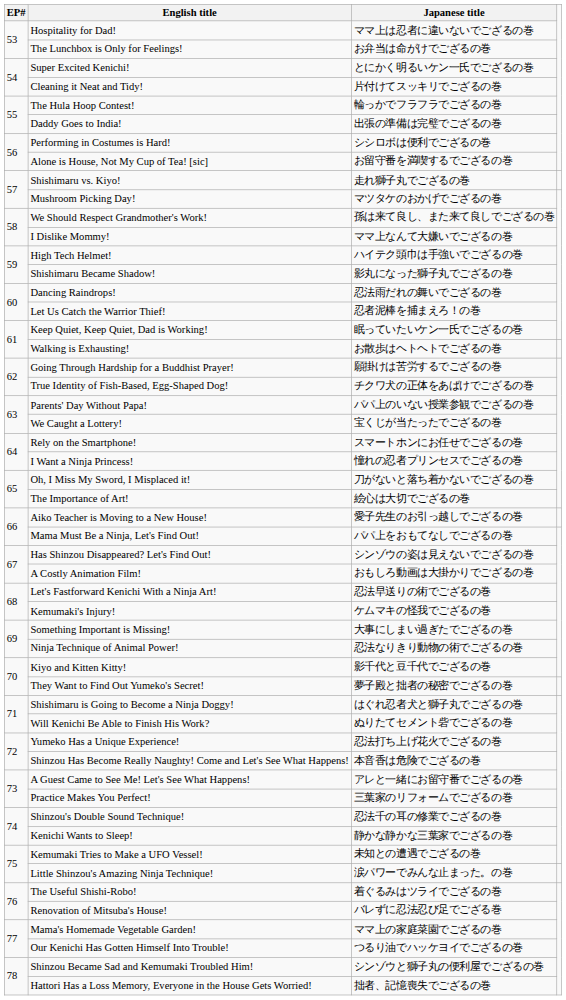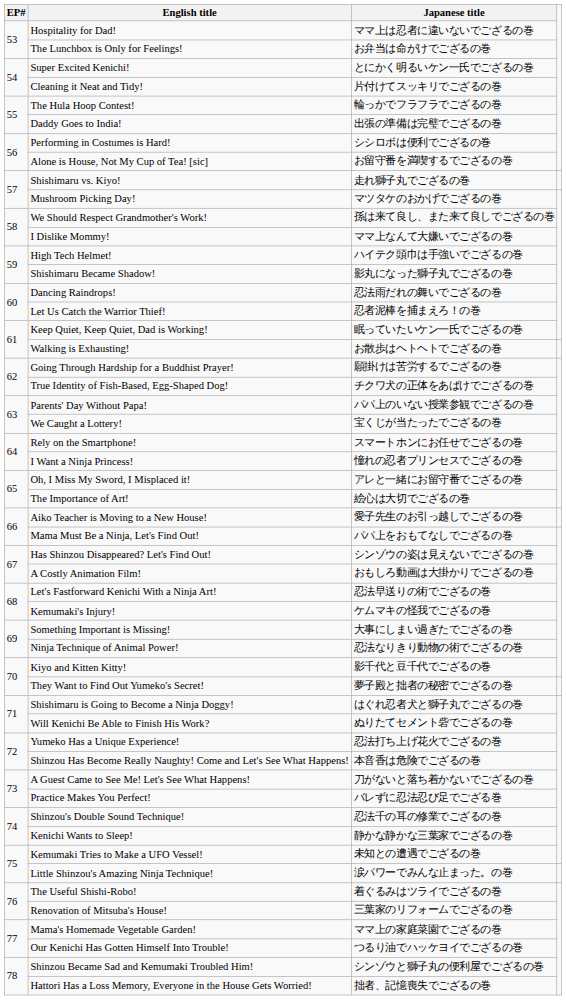(443, 479) 刀がないと落ち着かないでござるの巻 -> (438, 479) アレと一緒にお留守番でござるの巻
(438, 779) アレと一緒にお留守番でござるの巻 -> (443, 779) 刀がないと落ち着かないでござるの巻
(433, 798) 三葉家のリフォームでござるの巻 -> (428, 798) バレずに忍法忍び足でござる巻
(428, 910) バレずに忍法忍び足でござる巻 -> (433, 910) 三葉家のリフォームでござるの巻
